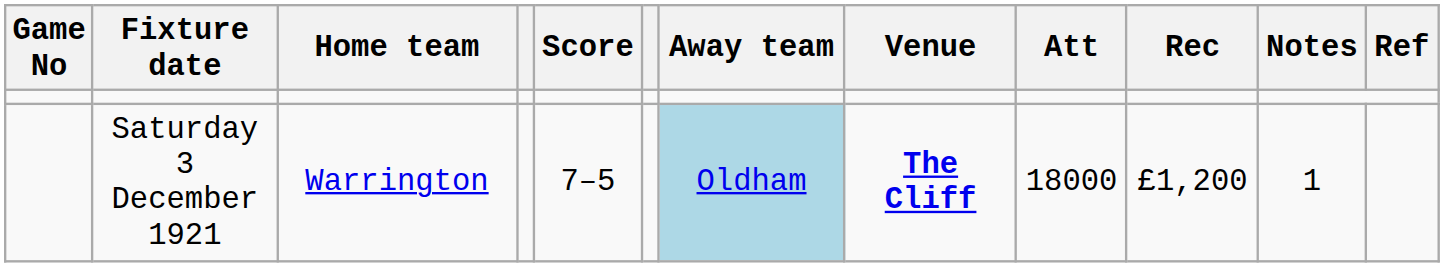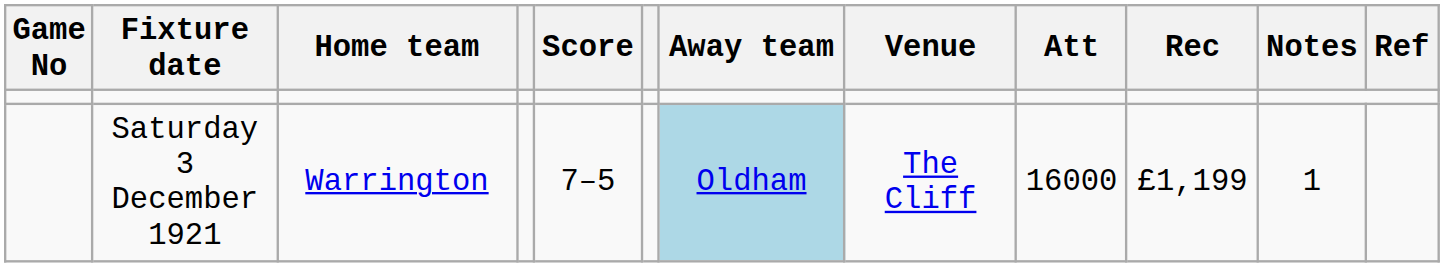(931, 183) bold -> (931, 183) normal
(1072, 183) 18000 -> (1072, 183) 16000
(1193, 183) £1,200 -> (1193, 183) £1,199
